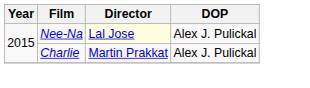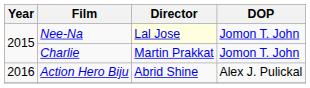(215, 33) Alex J. Pulickal -> (259, 33) Jomon T. John
(215, 53) Alex J. Pulickal -> (259, 53) Jomon T. John
+ row: (84, 72)
